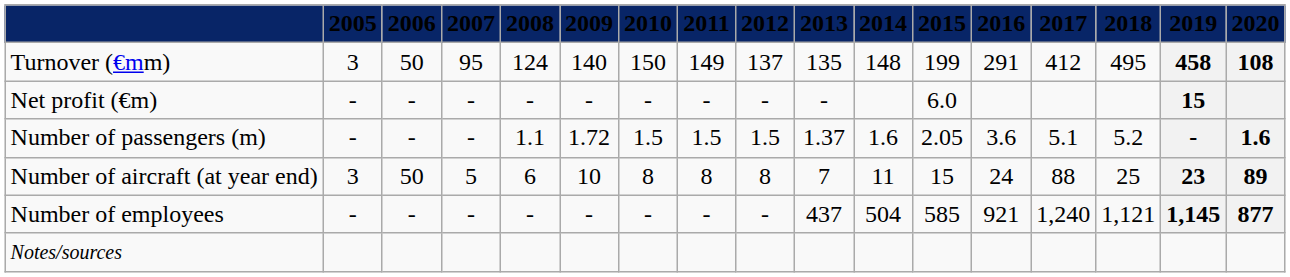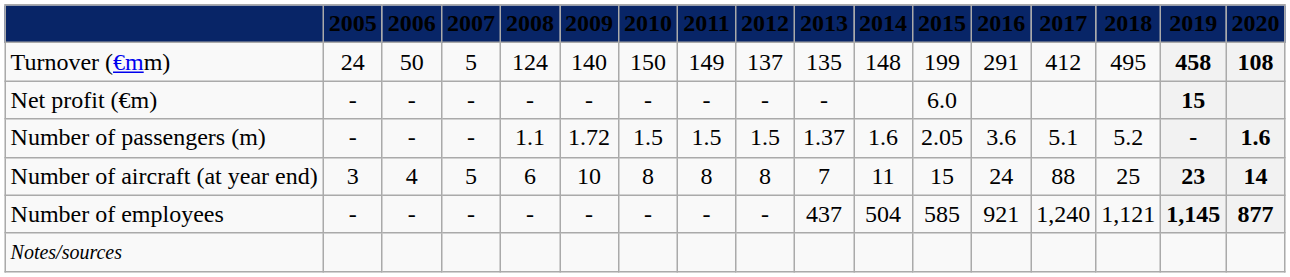(353, 61) 3 -> (353, 61) 24
(471, 61) 95 -> (471, 61) 5
(412, 175) 50 -> (412, 175) 4
(1255, 175) 89 -> (1255, 175) 14
